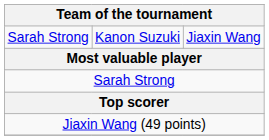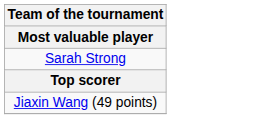- row: (137, 37)
